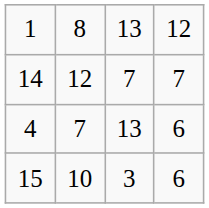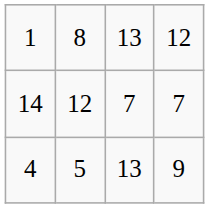(80, 128) 7 -> (80, 169) 5
(179, 128) 6 -> (179, 169) 9
- row: (30, 177)
